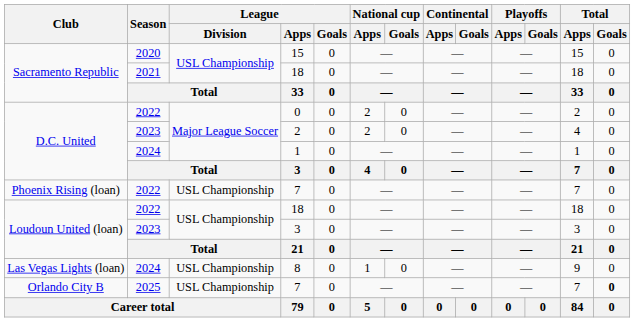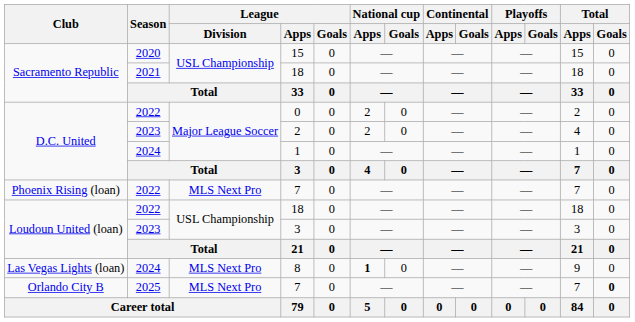(225, 190) USL Championship -> (225, 190) MLS Next Pro
(225, 268) USL Championship -> (225, 268) MLS Next Pro
(367, 268) normal -> (367, 268) bold
(225, 287) USL Championship -> (225, 287) MLS Next Pro
